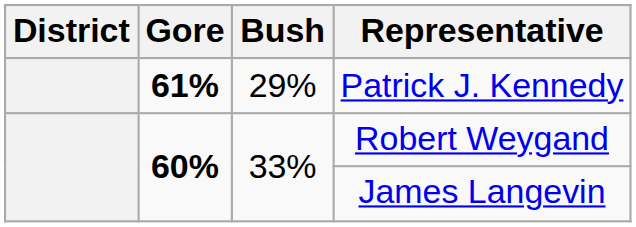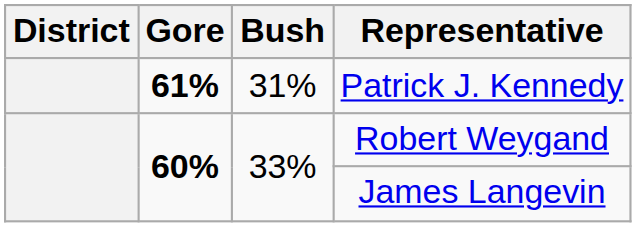(283, 85) 29% -> (283, 85) 31%
